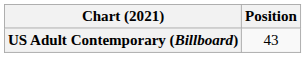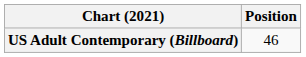(271, 40) 43 -> (271, 40) 46
